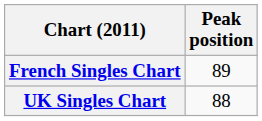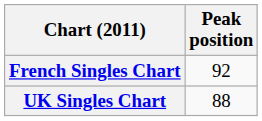(221, 70) 89 -> (221, 70) 92
